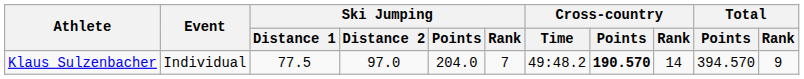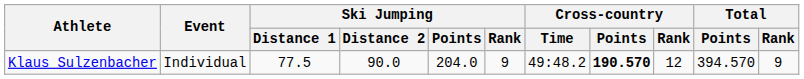(384, 62) 97.0 -> (384, 62) 90.0
(505, 62) 7 -> (505, 62) 9
(674, 62) 14 -> (674, 62) 12
